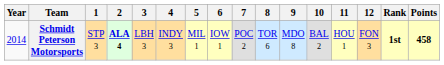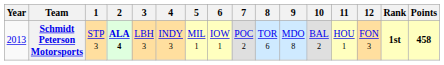(16, 40) 2014 -> (16, 40) 2013
